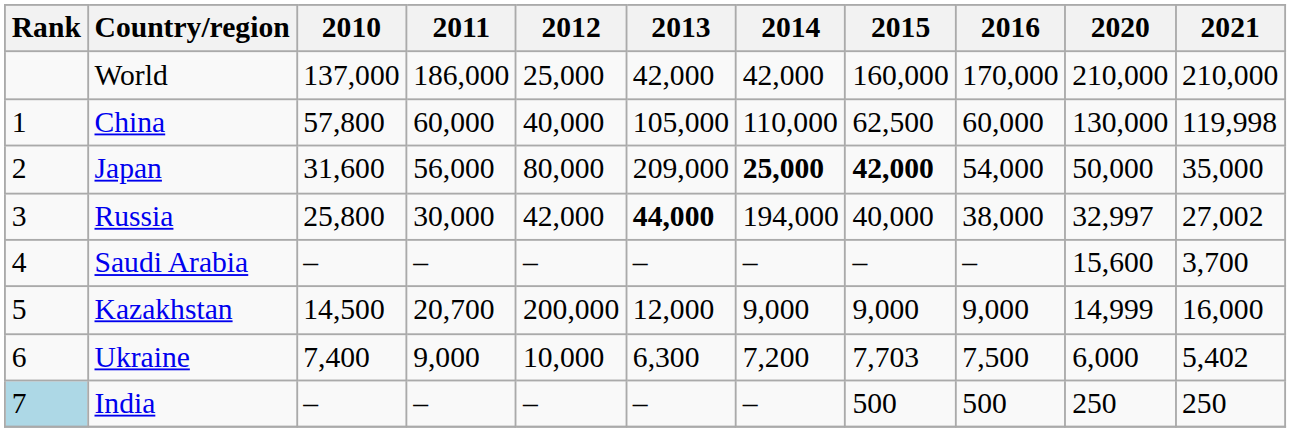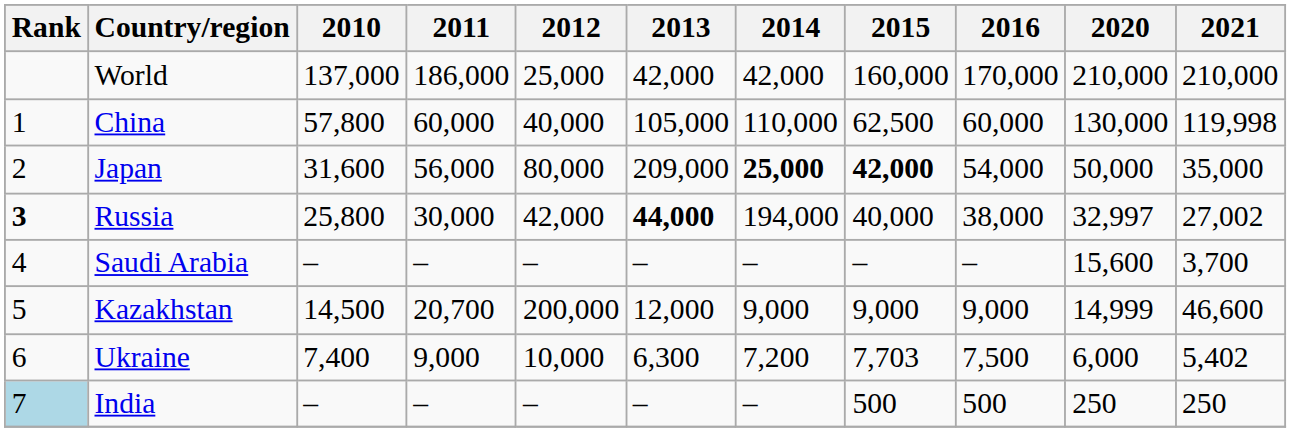(19, 215) normal -> (19, 215) bold
(1223, 309) 16,000 -> (1223, 309) 46,600
